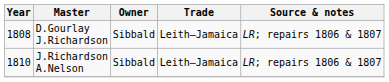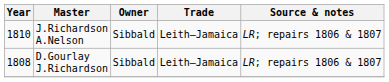rows swapped: (72, 35) <-> (72, 62)
